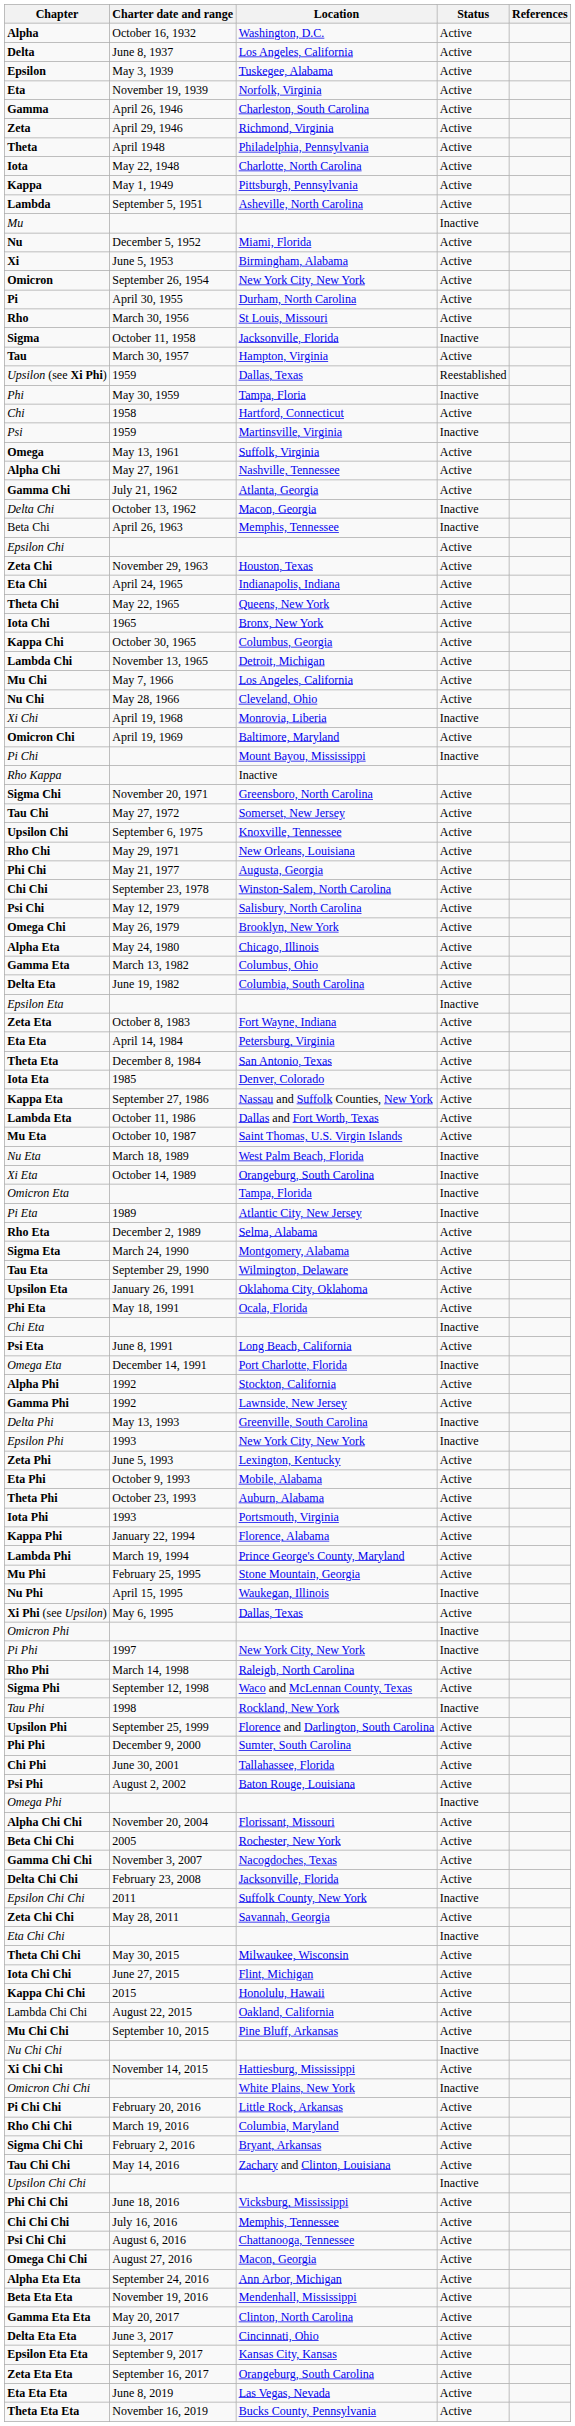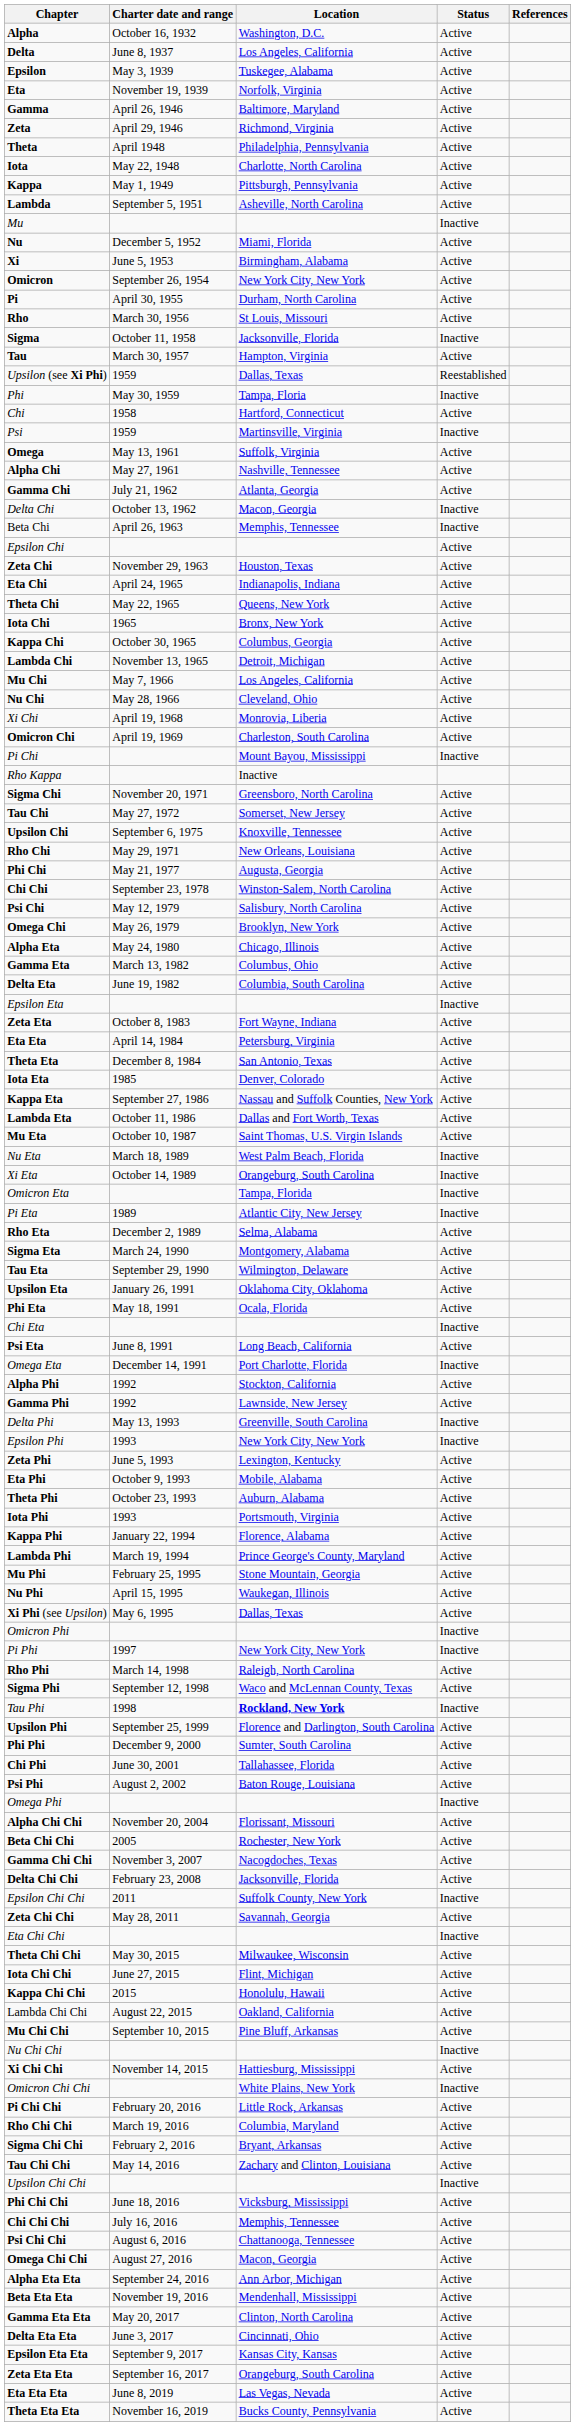(304, 109) Charleston, South Carolina -> (289, 109) Baltimore, Maryland
(459, 718) Inactive -> (456, 718) Active
(289, 737) Baltimore, Maryland -> (304, 737) Charleston, South Carolina
(459, 1593) Inactive -> (456, 1593) Active
(289, 1707) normal -> (292, 1707) bold
